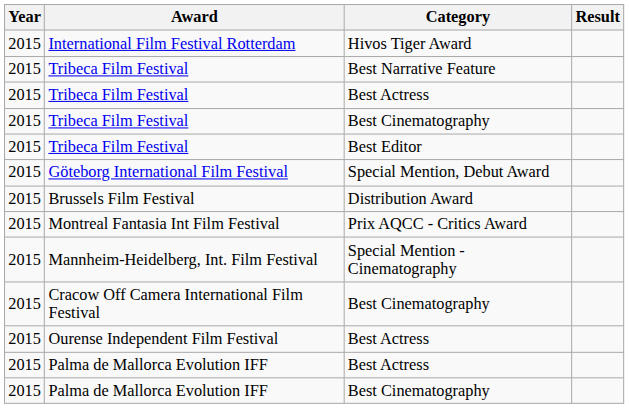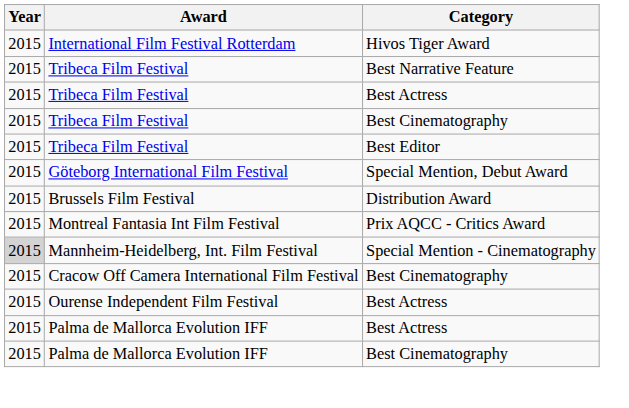- column: (598, 17)
(25, 259) no background -> (25, 250) lightgrey background
